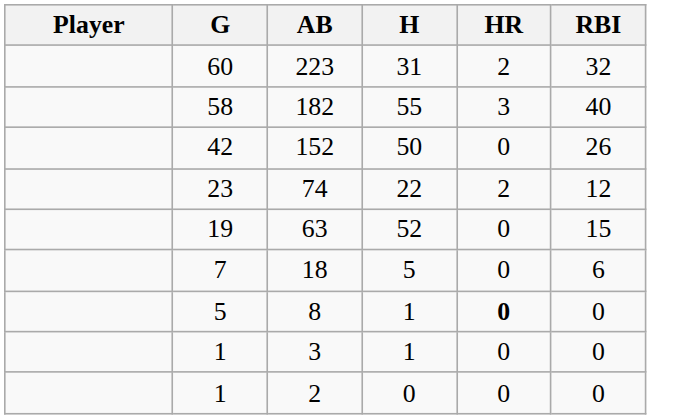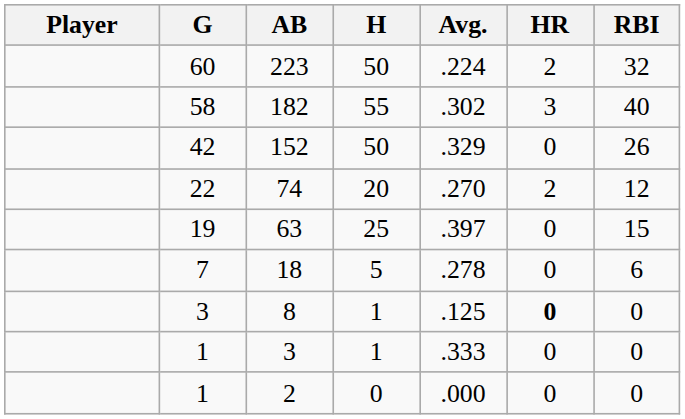+ column: (463, 24)
(409, 65) 31 -> (376, 65) 50
(220, 188) 23 -> (203, 188) 22
(409, 188) 22 -> (376, 188) 20
(409, 229) 52 -> (376, 229) 25
(220, 310) 5 -> (203, 310) 3
